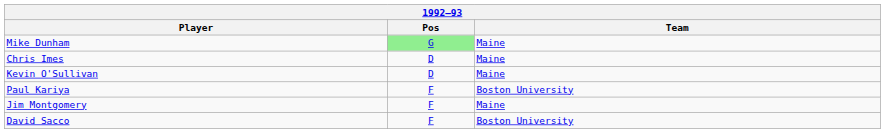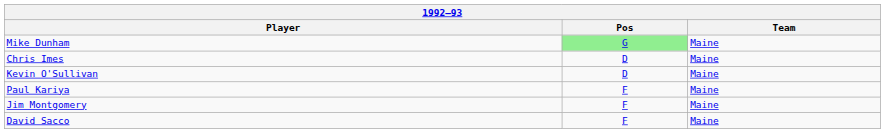(525, 89) Boston University -> (704, 89) Maine
(525, 120) Boston University -> (704, 120) Maine
